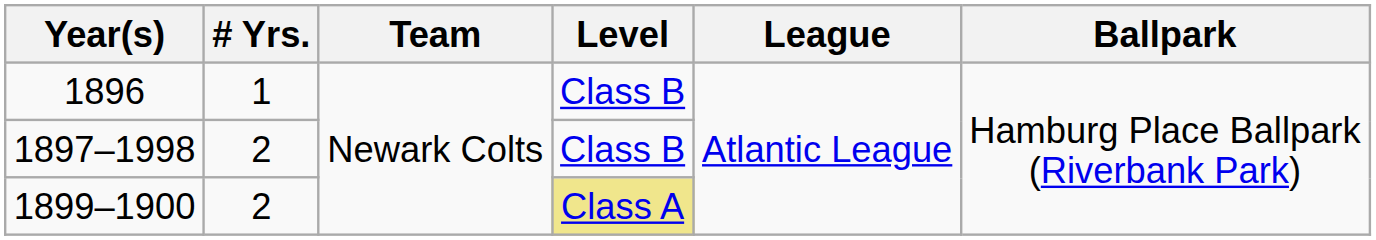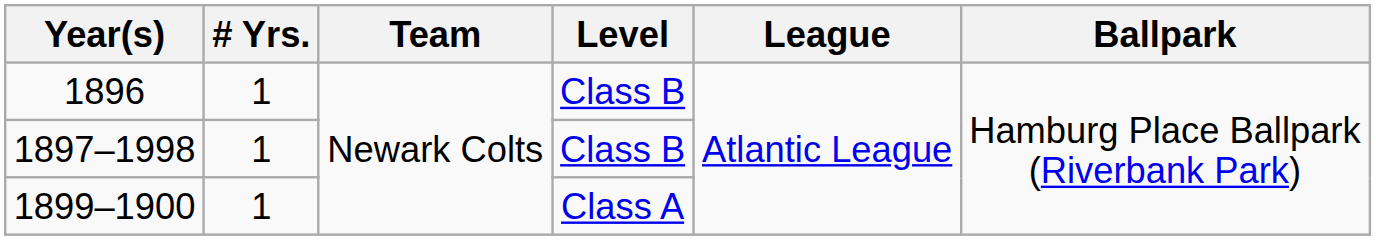(261, 149) 2 -> (261, 149) 1
(261, 207) 2 -> (261, 207) 1
(623, 207) khaki background -> (623, 207) no background
